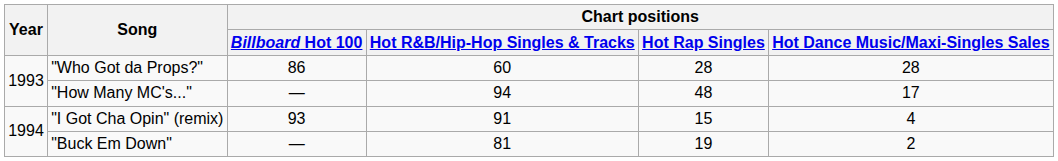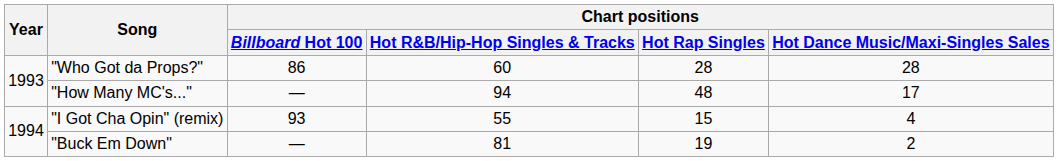(502, 118) 91 -> (502, 118) 55
